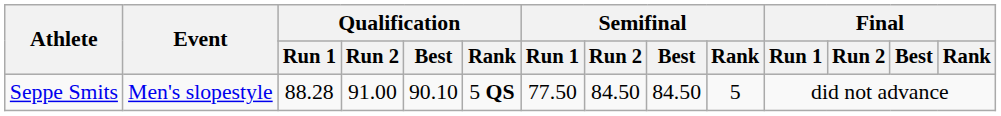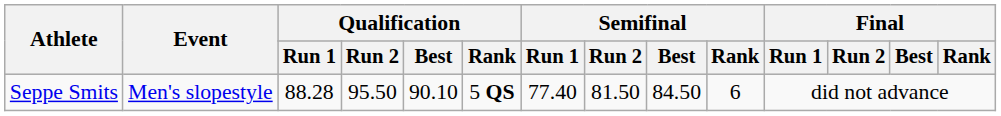(372, 92) 91.00 -> (372, 92) 95.50
(552, 92) 77.50 -> (552, 92) 77.40
(616, 92) 84.50 -> (616, 92) 81.50
(735, 92) 5 -> (735, 92) 6
